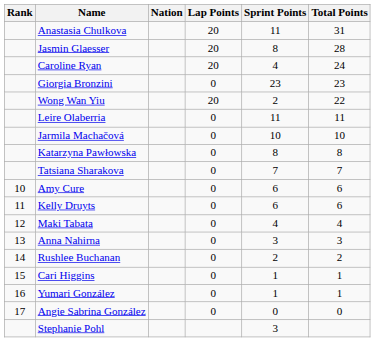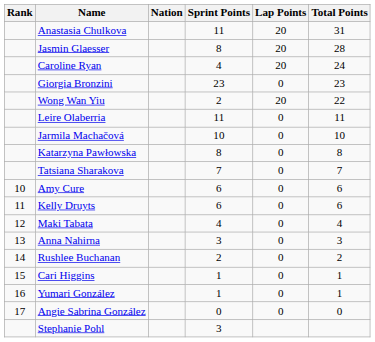columns swapped: (275, 13) <-> (213, 13)
